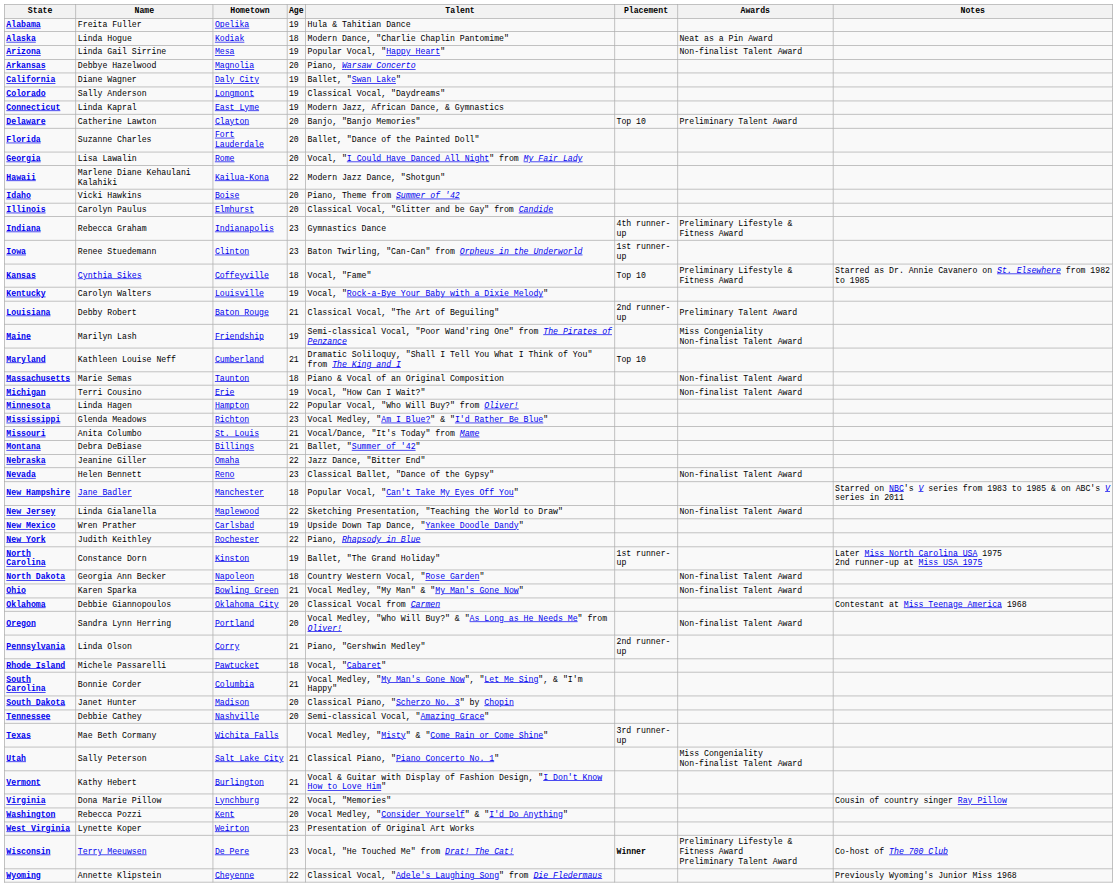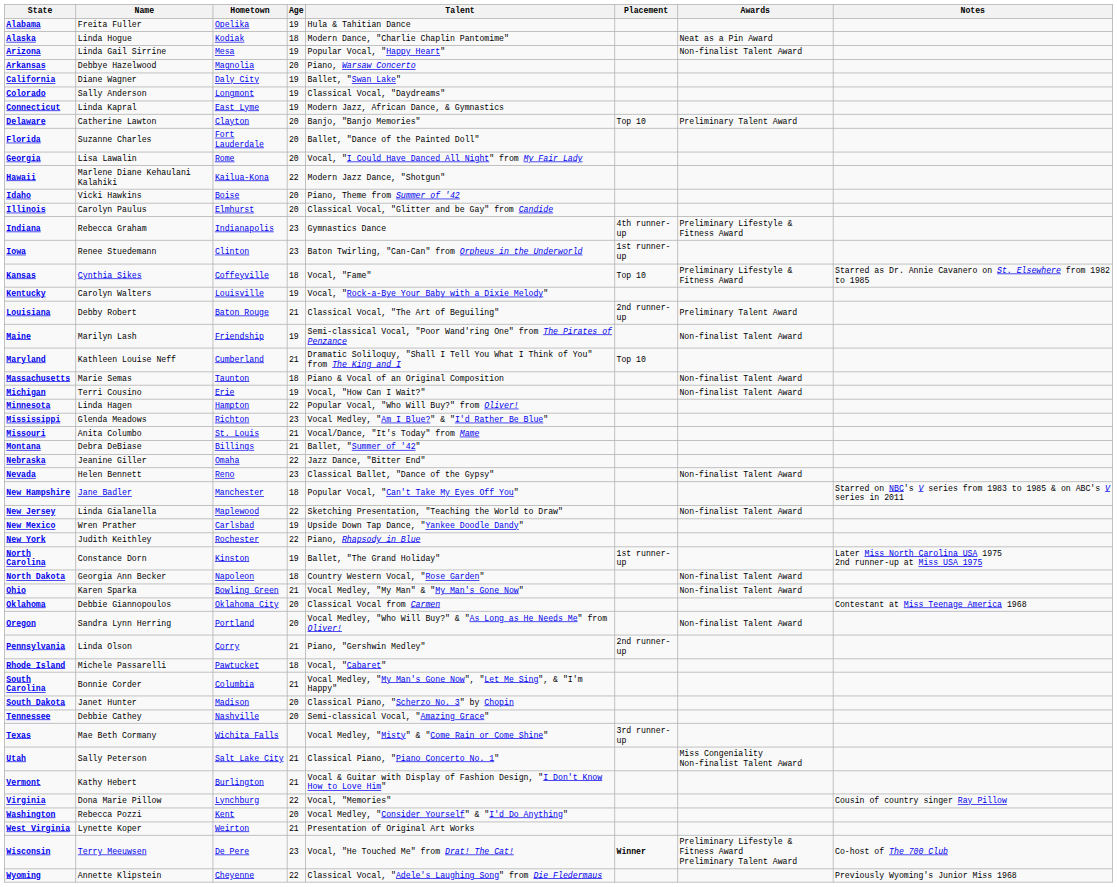(741, 336) Miss Congeniality Non-finalist Talent Award -> (741, 336) Non-finalist Talent Award
(294, 828) 23 -> (294, 828) 21
